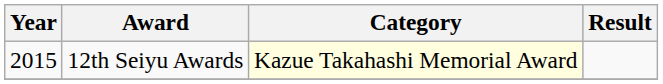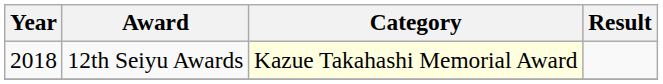(33, 60) 2015 -> (33, 60) 2018
